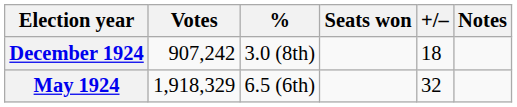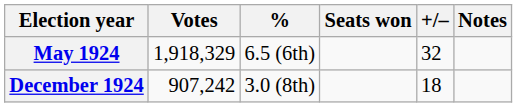rows swapped: (77, 85) <-> (77, 53)
